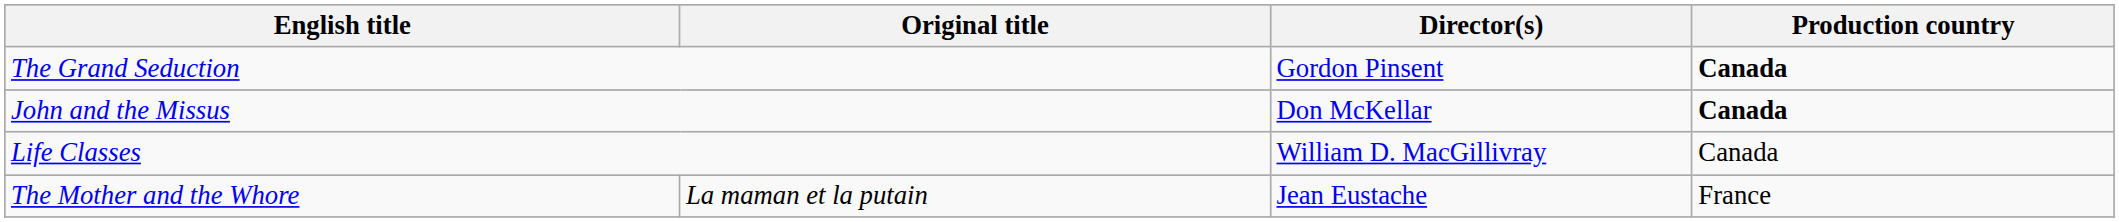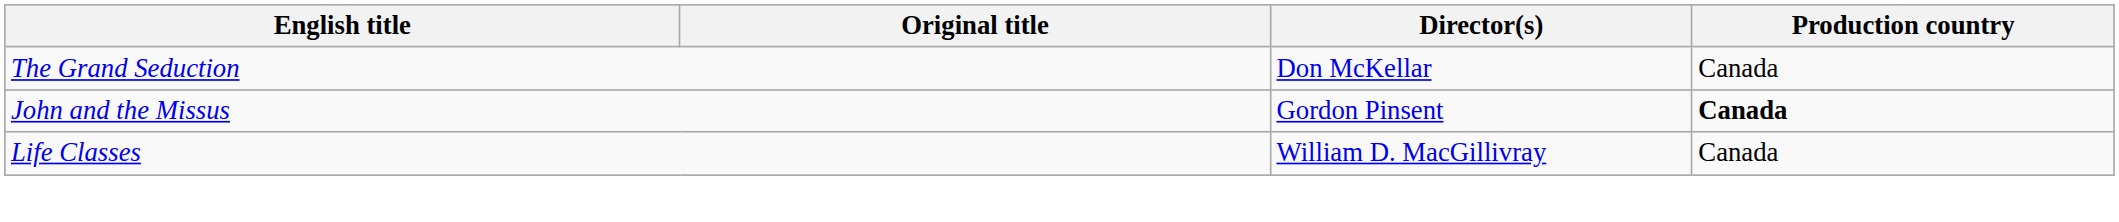(1360, 68) Gordon Pinsent -> (1354, 68) Don McKellar
(1743, 68) bold -> (1738, 68) normal
(1354, 110) Don McKellar -> (1360, 110) Gordon Pinsent
- row: (155, 195)
